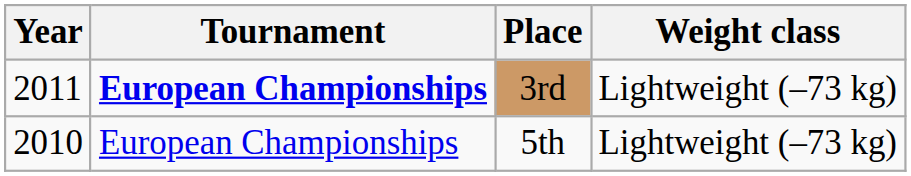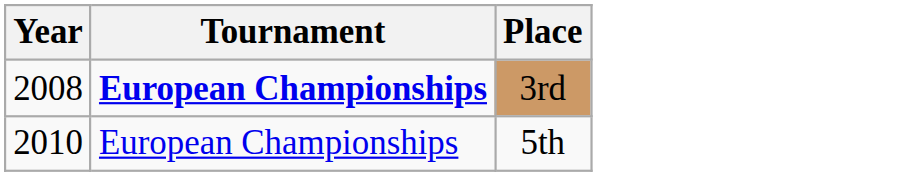- column: (748, 32)
(47, 87) 2011 -> (48, 87) 2008
